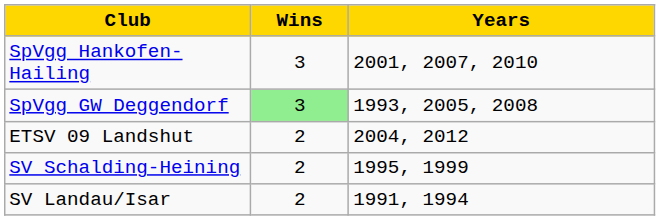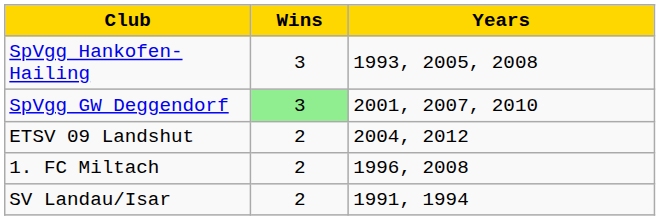(446, 63) 2001, 2007, 2010 -> (446, 63) 1993, 2005, 2008
(446, 105) 1993, 2005, 2008 -> (446, 105) 2001, 2007, 2010
+ row: (84, 168)
- row: (125, 168)
